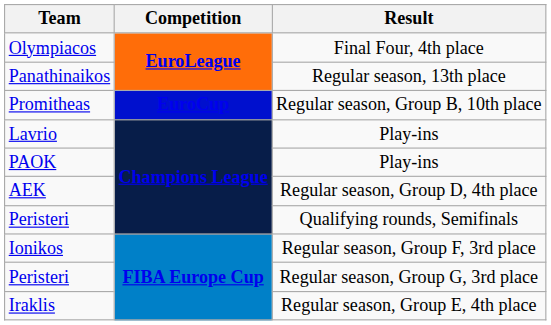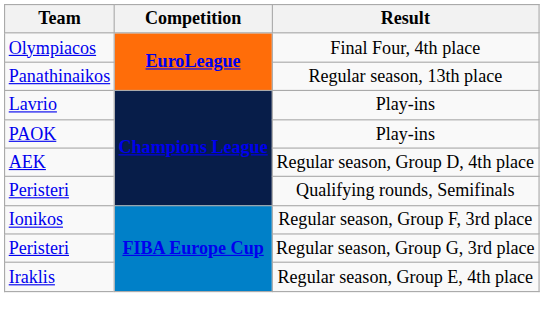- row: (49, 104)
